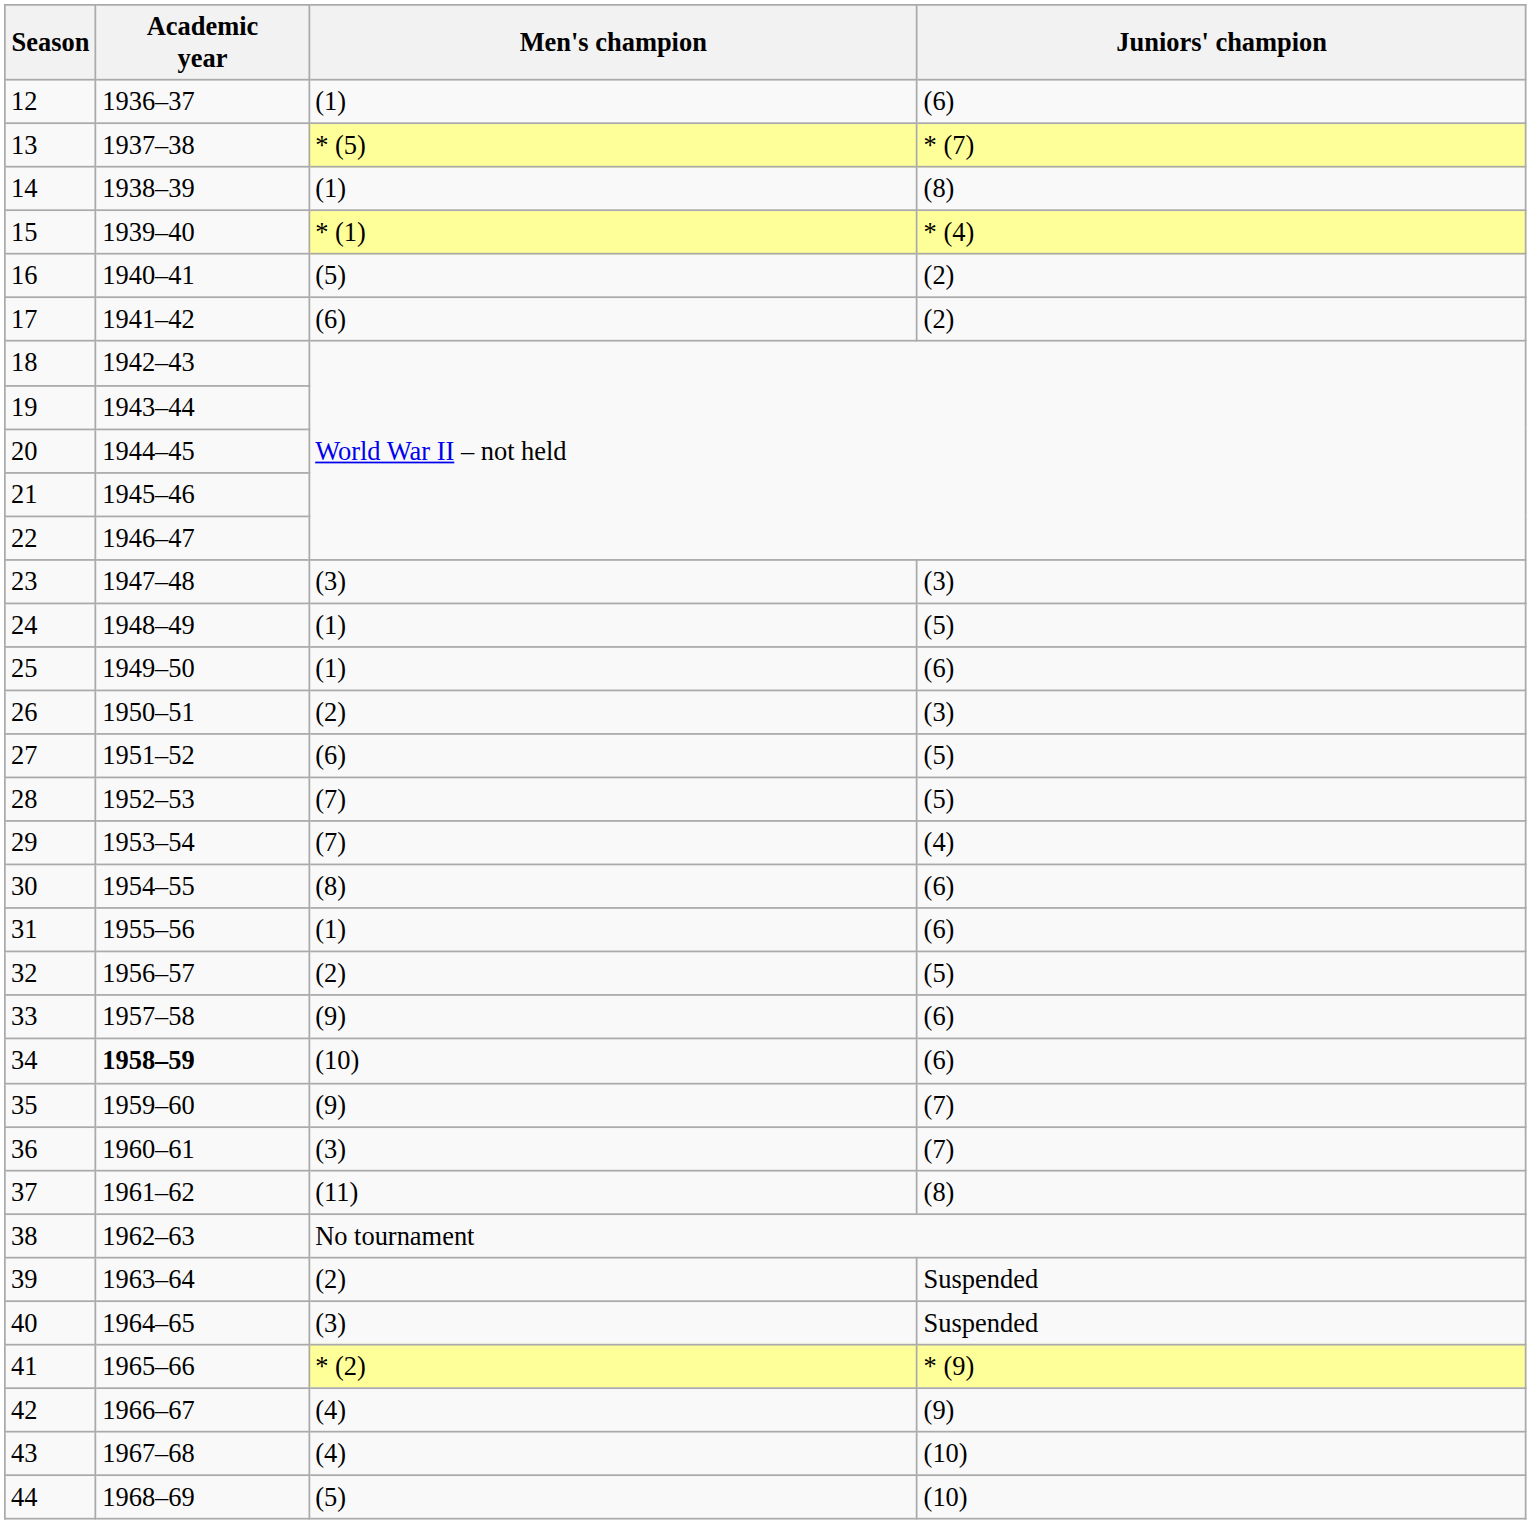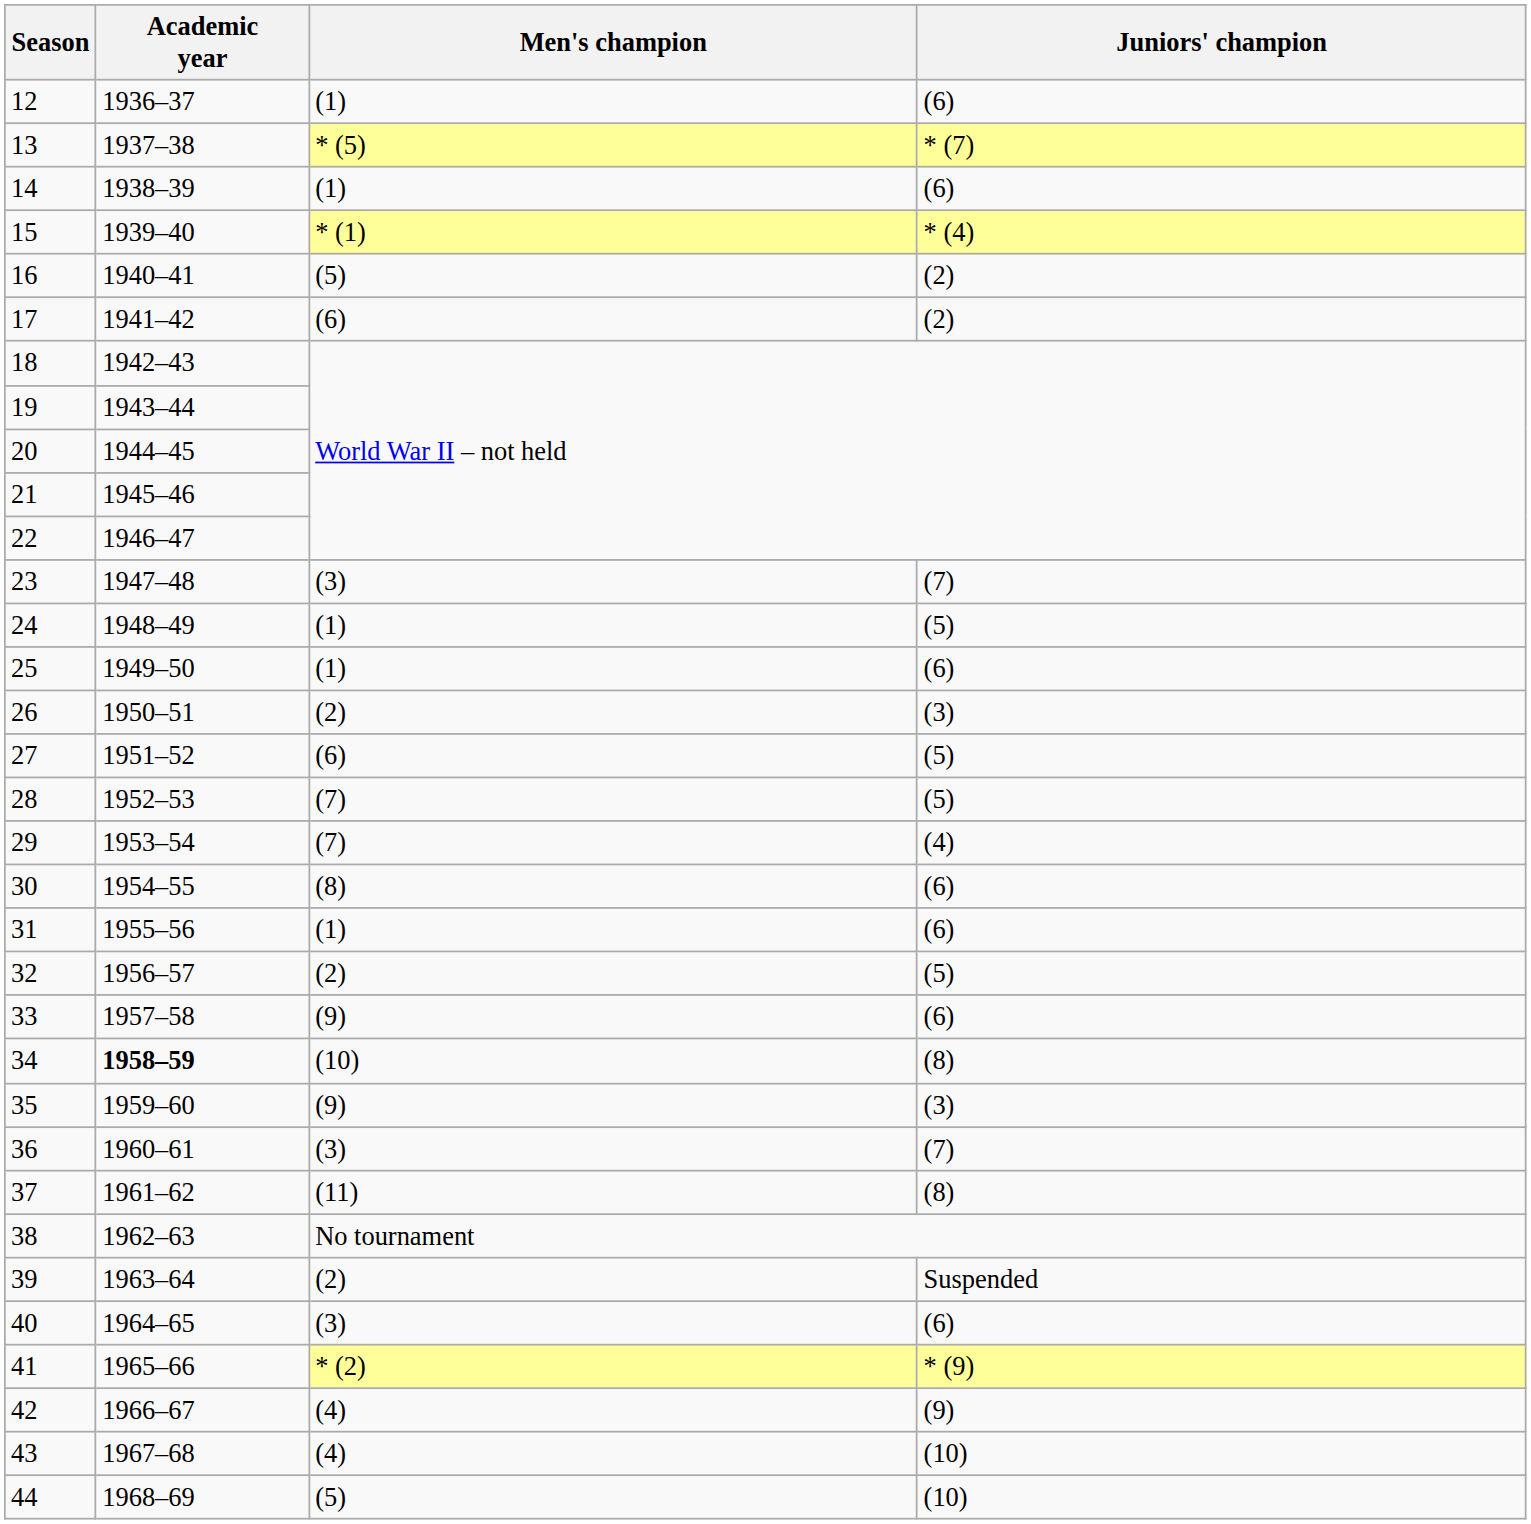(939, 188) (8) -> (939, 188) (6)
(939, 581) (3) -> (939, 581) (7)
(939, 1060) (6) -> (939, 1060) (8)
(939, 1104) (7) -> (939, 1104) (3)
(981, 1322) Suspended -> (939, 1322) (6)
